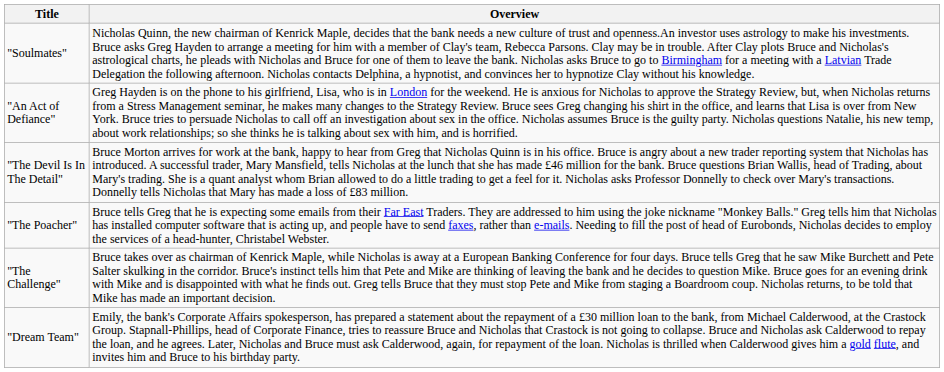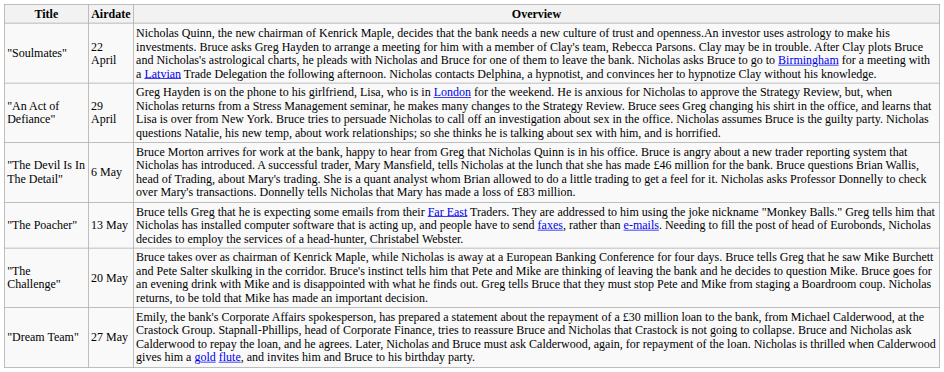+ column: (111, 14)
